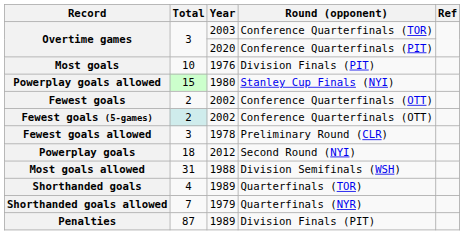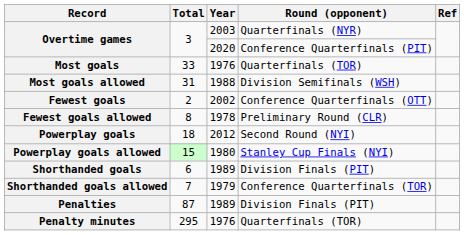(337, 30) Conference Quarterfinals (TOR) -> (301, 30) Quarterfinals (NYR)
(189, 65) 10 -> (189, 65) 33
(308, 65) Division Finals (PIT) -> (301, 65) Quarterfinals (TOR)
rows swapped: (87, 169) <-> (87, 83)
- row: (87, 117)
(189, 135) 3 -> (189, 117) 8
(189, 187) 4 -> (189, 169) 6
(301, 187) Quarterfinals (TOR) -> (308, 169) Division Finals (PIT)
(301, 204) Quarterfinals (NYR) -> (337, 187) Conference Quarterfinals (TOR)
+ row: (87, 222)
